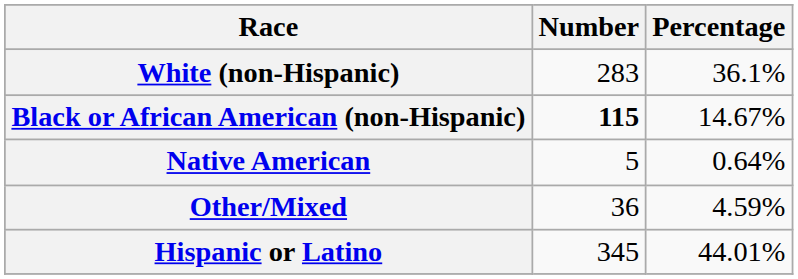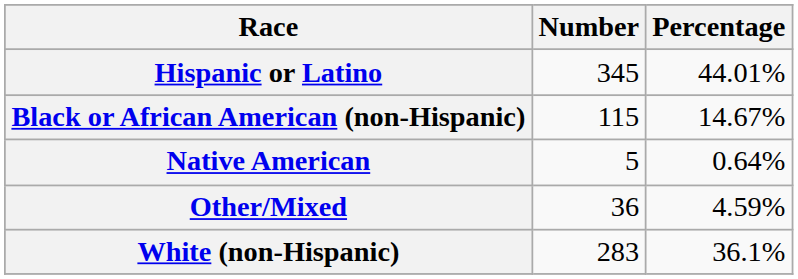rows swapped: (268, 71) <-> (268, 251)
(619, 116) bold -> (618, 116) normal
